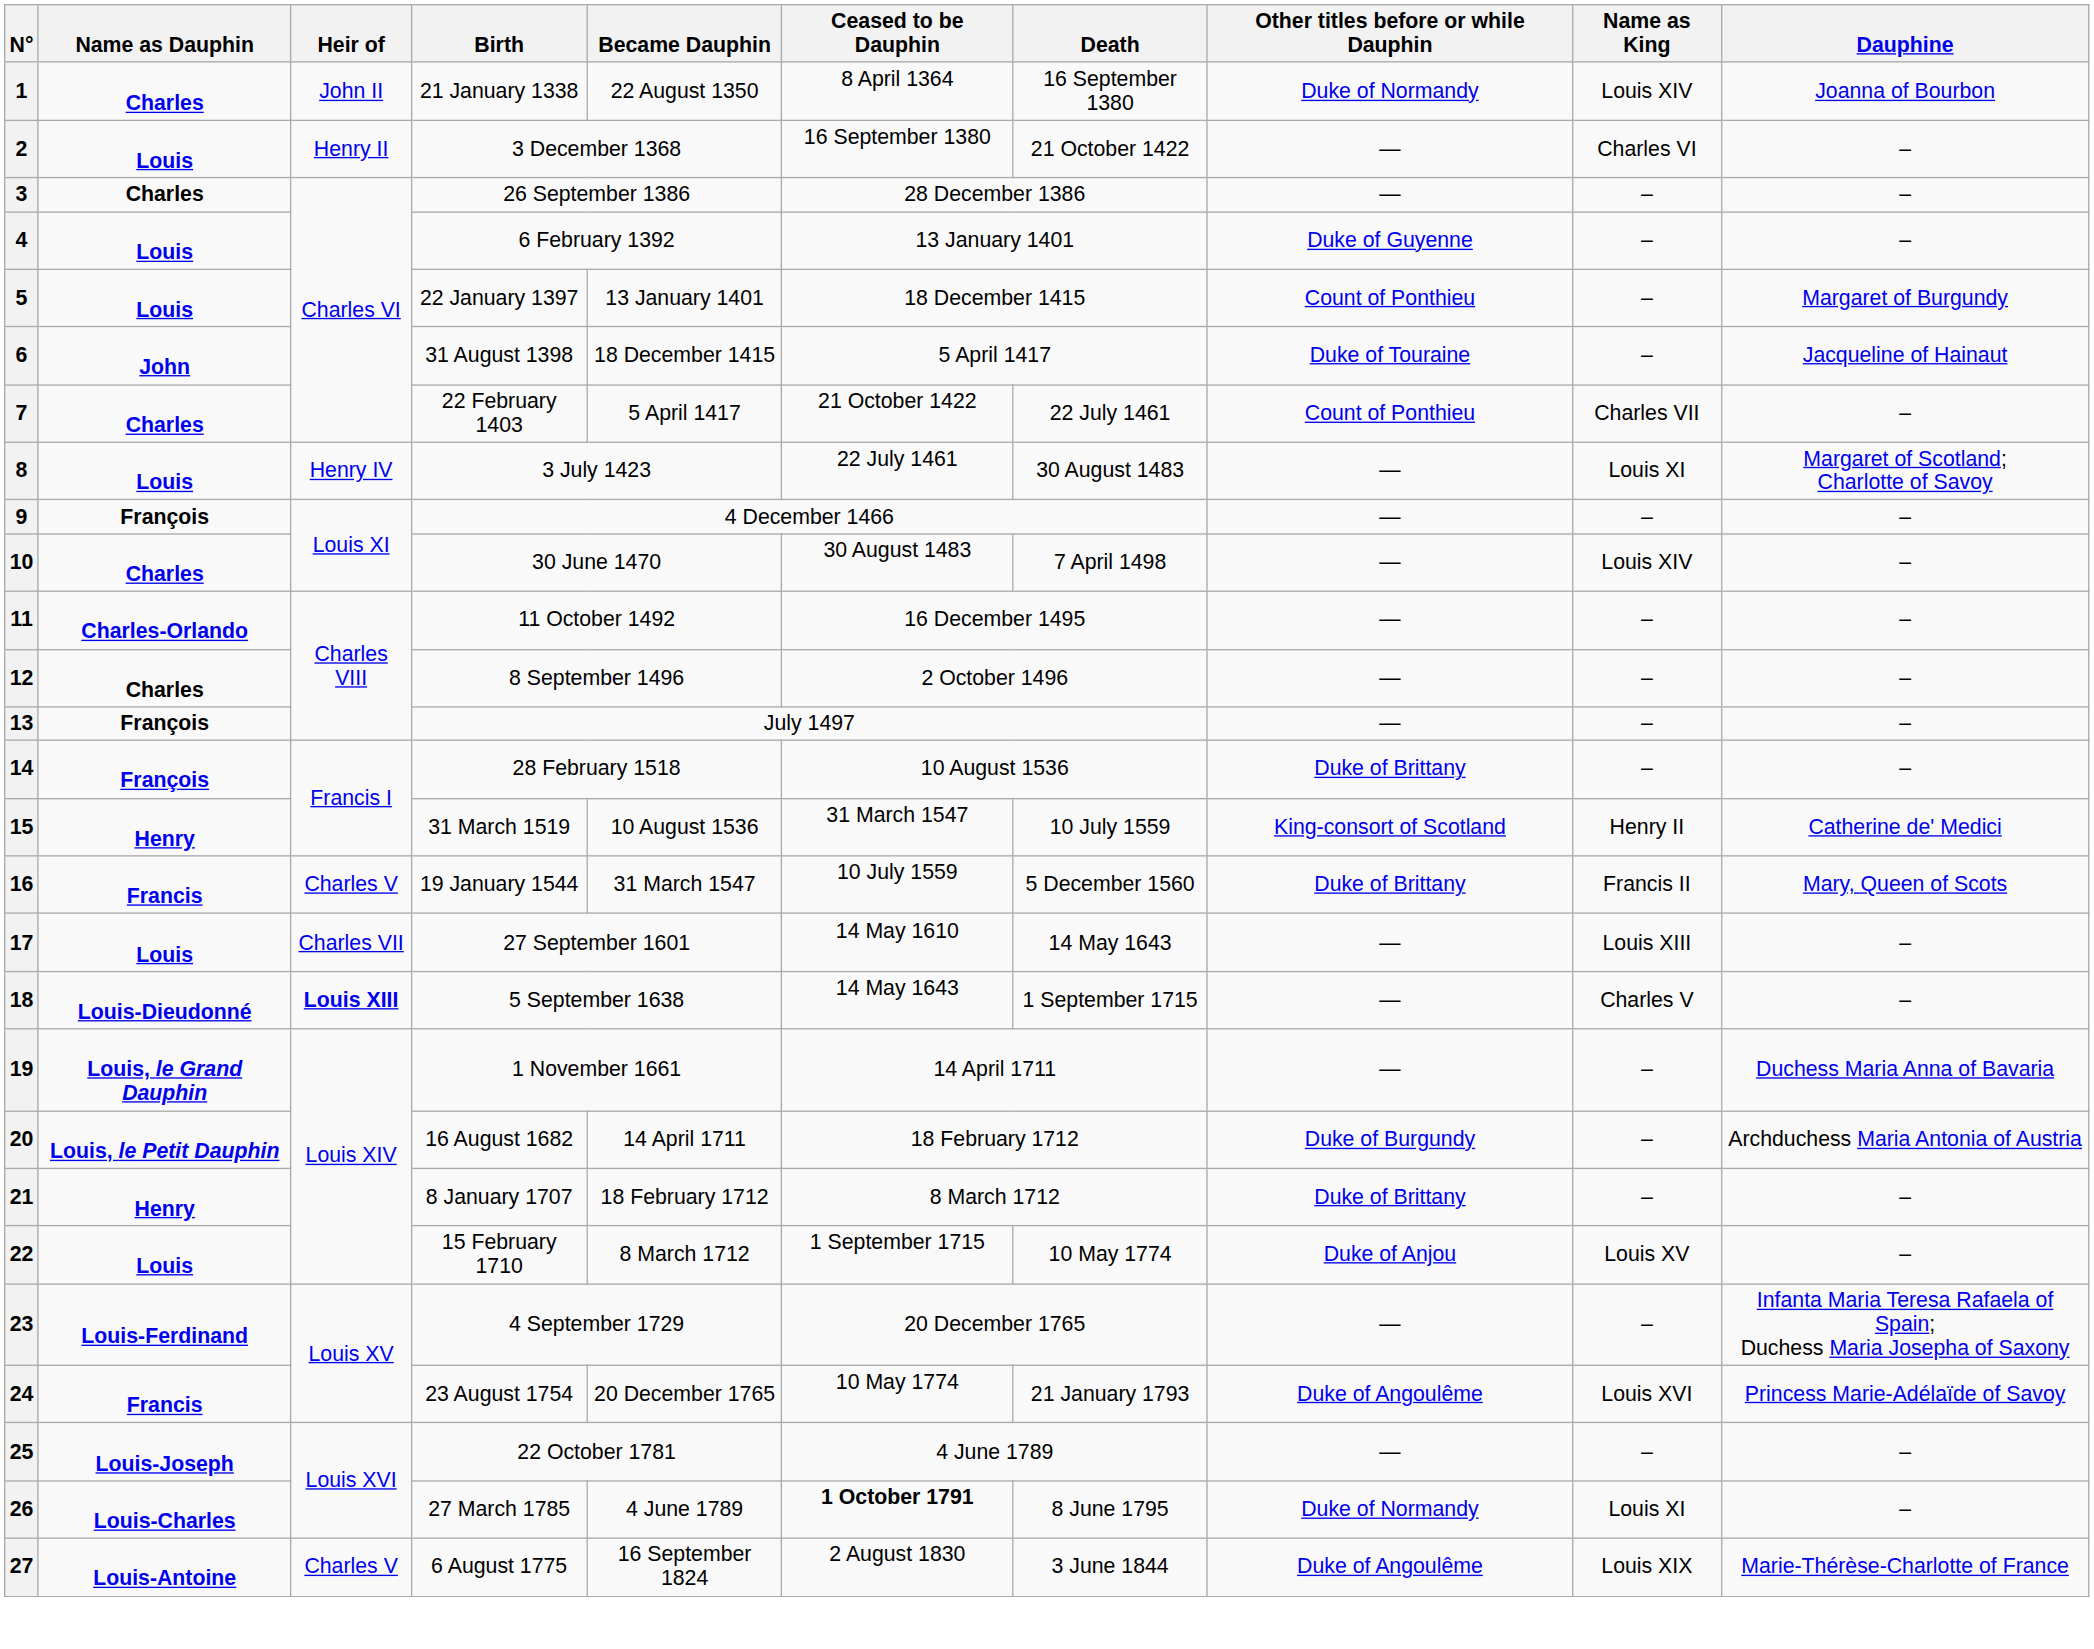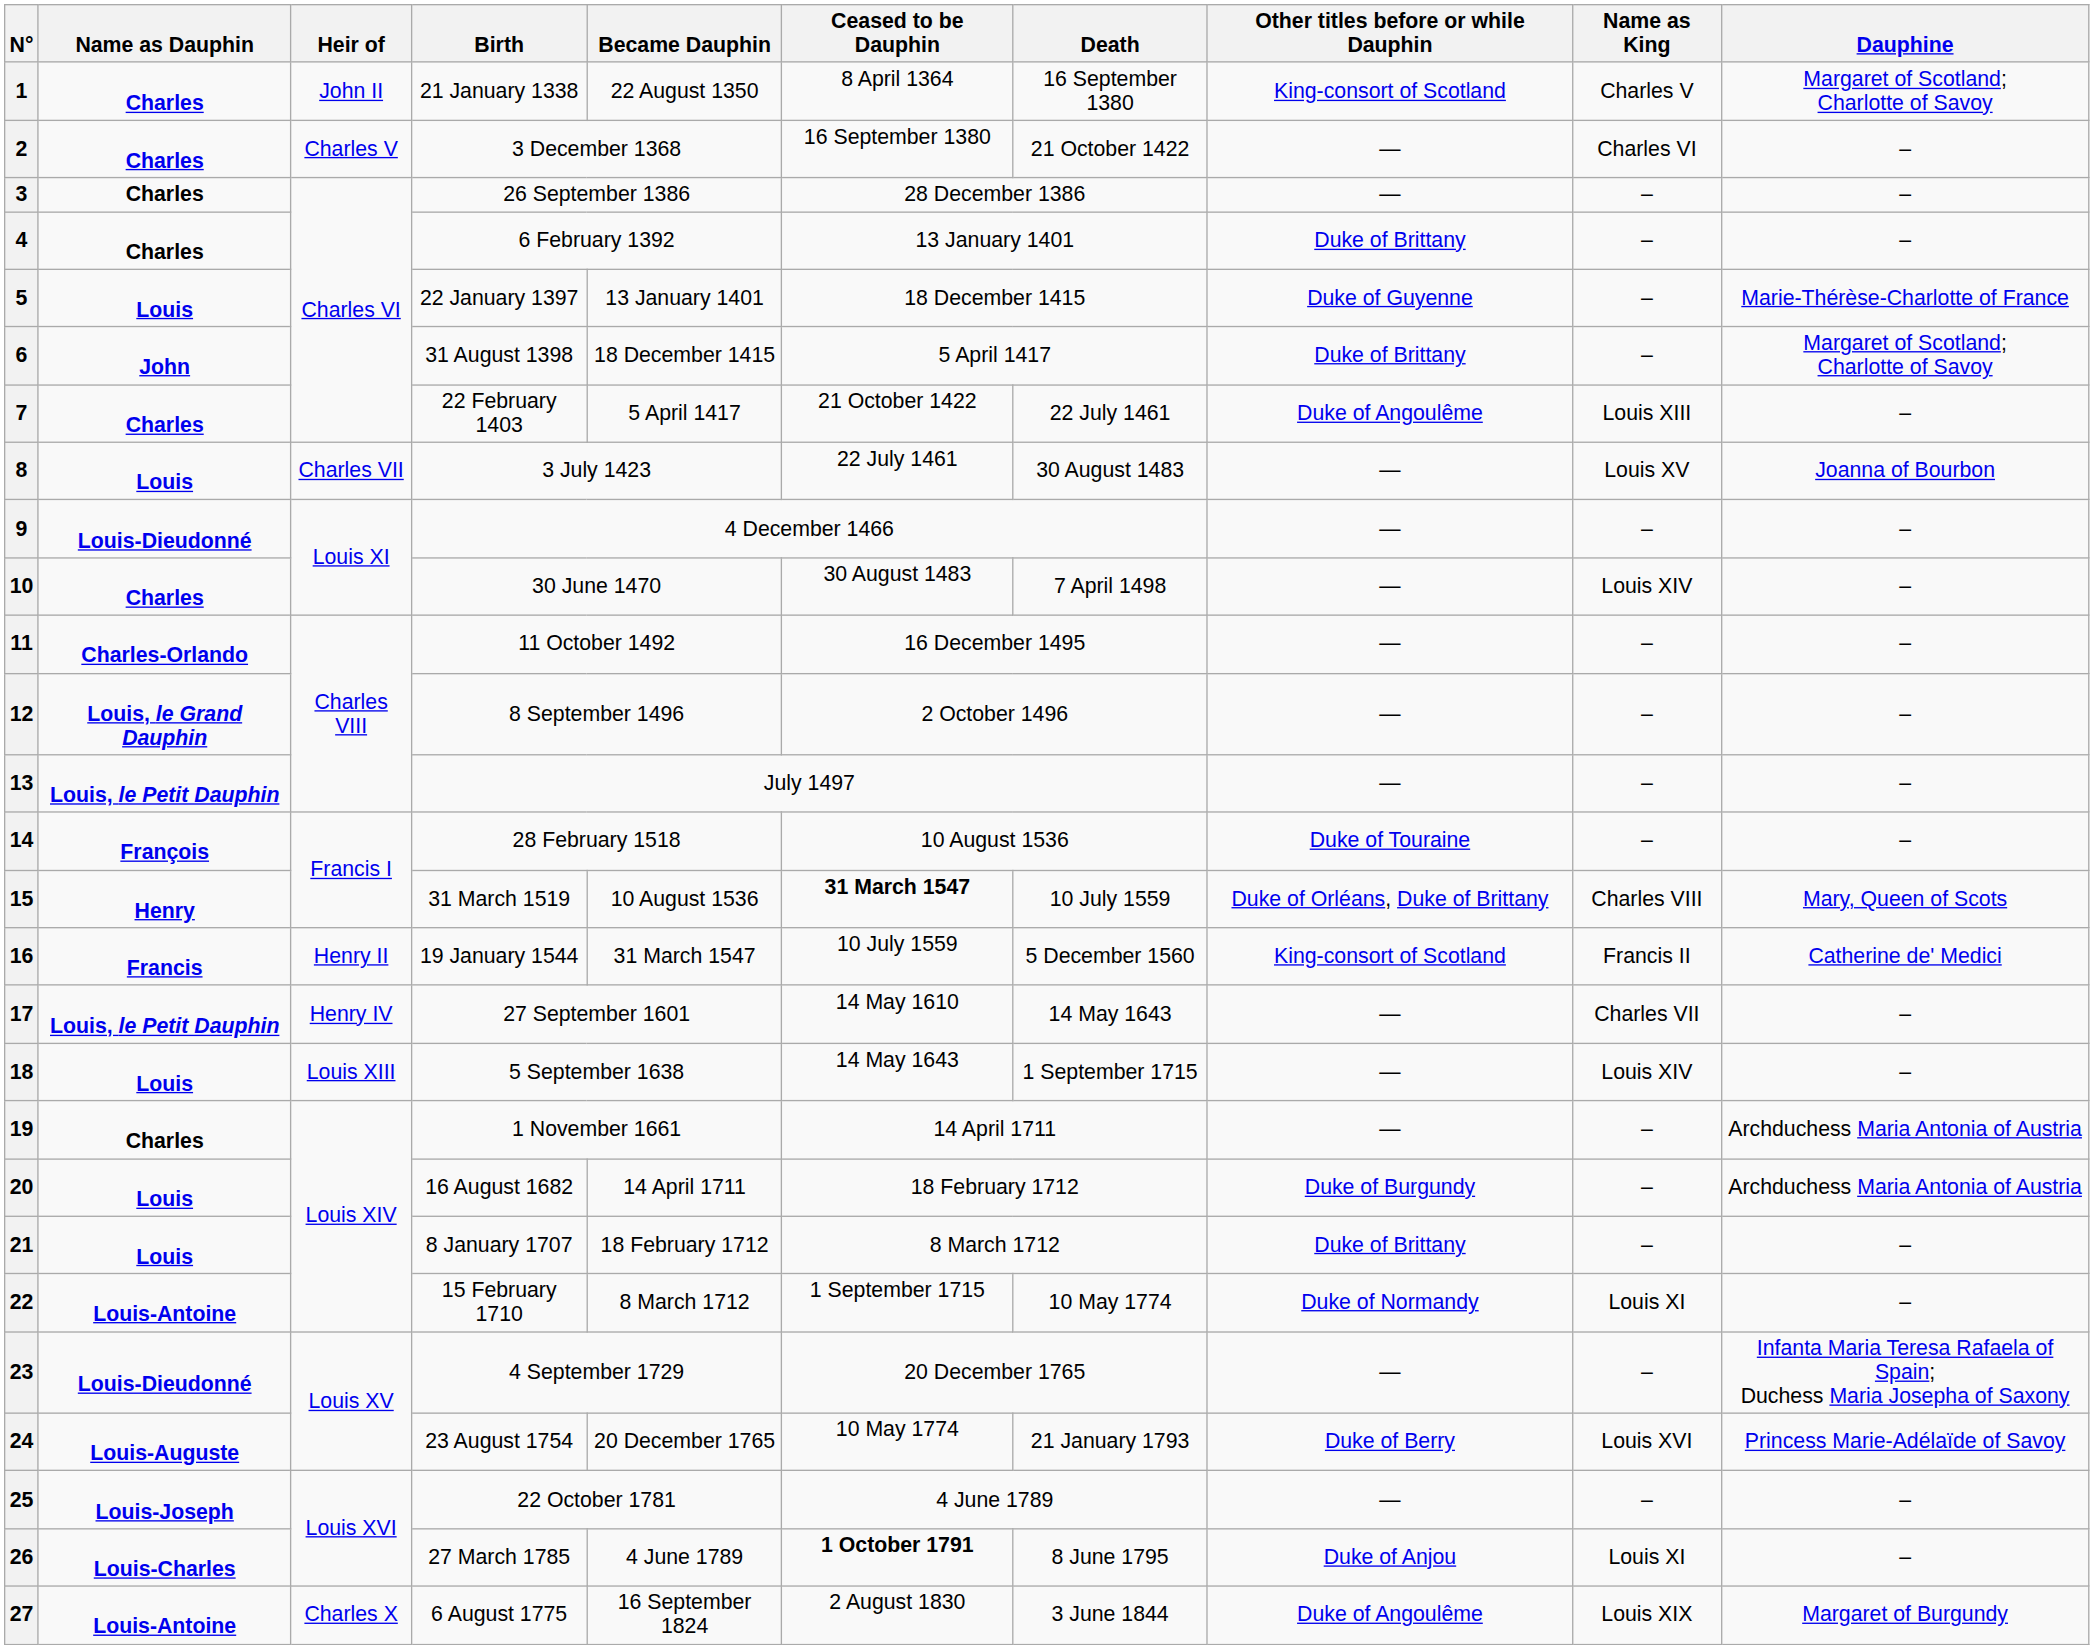(1390, 91) Duke of Normandy -> (1390, 91) King-consort of Scotland
(1647, 91) Louis XIV -> (1647, 91) Charles V
(1905, 91) Joanna of Bourbon -> (1905, 91) Margaret of Scotland; Charlotte of Savoy
(165, 160) Louis -> (165, 160) Charles
(351, 148) Henry II -> (351, 148) Charles V
(165, 252) Louis -> (165, 252) Charles
(1390, 240) Duke of Guyenne -> (1390, 240) Duke of Brittany
(1390, 297) Count of Ponthieu -> (1390, 297) Duke of Guyenne
(1905, 297) Margaret of Burgundy -> (1905, 297) Marie-Thérèse-Charlotte of France
(1390, 355) Duke of Touraine -> (1390, 355) Duke of Brittany
(1905, 355) Jacqueline of Hainaut -> (1905, 355) Margaret of Scotland; Charlotte of Savoy
(1390, 413) Count of Ponthieu -> (1390, 413) Duke of Angoulême
(1647, 413) Charles VII -> (1647, 413) Louis XIII
(351, 470) Henry IV -> (351, 470) Charles VII
(1647, 470) Louis XI -> (1647, 470) Louis XV
(1905, 470) Margaret of Scotland; Charlotte of Savoy -> (1905, 470) Joanna of Bourbon
(165, 516) François -> (165, 540) Louis-Dieudonné
(165, 689) Charles -> (165, 725) Louis, le Grand Dauphin
(165, 723) François -> (165, 795) Louis, le Petit Dauphin
(1390, 769) Duke of Brittany -> (1390, 840) Duke of Touraine
(897, 814) normal -> (897, 886) bold
(1390, 826) King-consort of Scotland -> (1390, 898) Duke of Orléans, Duke of Brittany
(1647, 826) Henry II -> (1647, 898) Charles VIII
(1905, 826) Catherine de' Medici -> (1905, 898) Mary, Queen of Scots
(351, 884) Charles V -> (351, 956) Henry II
(1390, 884) Duke of Brittany -> (1390, 956) King-consort of Scotland
(1905, 884) Mary, Queen of Scots -> (1905, 956) Catherine de' Medici
(165, 954) Louis -> (165, 1026) Louis, le Petit Dauphin
(351, 942) Charles VII -> (351, 1014) Henry IV
(1647, 942) Louis XIII -> (1647, 1014) Charles VII
(165, 1011) Louis-Dieudonné -> (165, 1083) Louis
(351, 999) bold -> (351, 1071) normal
(1647, 999) Charles V -> (1647, 1071) Louis XIV
(165, 1081) Louis, le Grand Dauphin -> (165, 1141) Charles
(1905, 1069) Duchess Maria Anna of Bavaria -> (1905, 1129) Archduchess Maria Antonia of Austria
(165, 1151) Louis, le Petit Dauphin -> (165, 1199) Louis
(165, 1208) Henry -> (165, 1256) Louis
(165, 1266) Louis -> (165, 1314) Louis-Antoine
(1390, 1254) Duke of Anjou -> (1390, 1302) Duke of Normandy
(1647, 1254) Louis XV -> (1647, 1302) Louis XI
(165, 1336) Louis-Ferdinand -> (165, 1384) Louis-Dieudonné
(165, 1405) Francis -> (165, 1453) Louis-Auguste
(1390, 1393) Duke of Angoulême -> (1390, 1441) Duke of Berry
(1390, 1509) Duke of Normandy -> (1390, 1557) Duke of Anjou
(351, 1567) Charles V -> (351, 1614) Charles X
(1905, 1567) Marie-Thérèse-Charlotte of France -> (1905, 1614) Margaret of Burgundy
